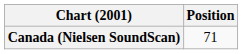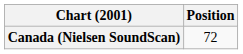(211, 37) 71 -> (211, 37) 72
